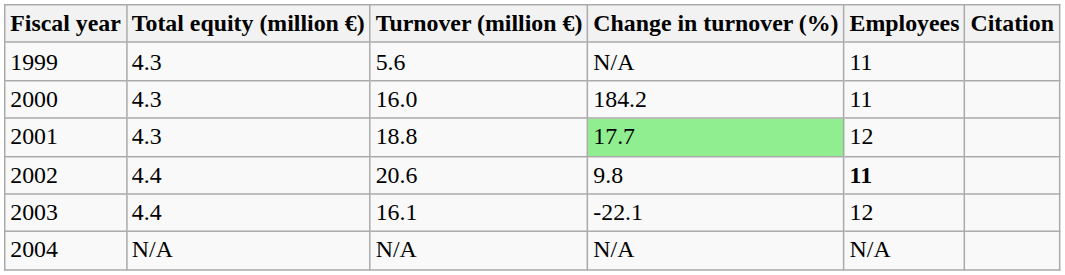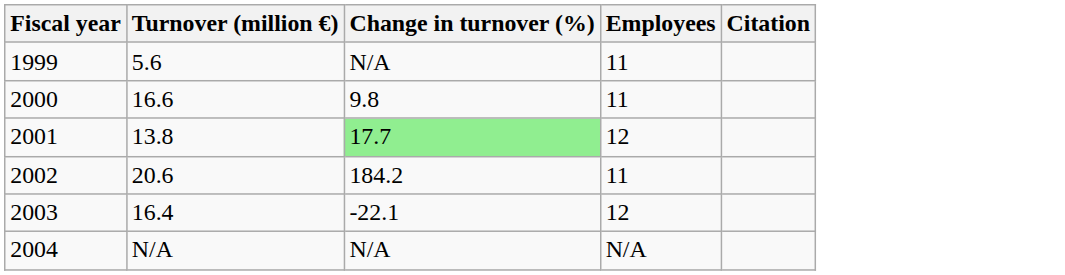- column: (248, 23)
(397, 99) 16.0 -> (153, 99) 16.6
(620, 99) 184.2 -> (364, 99) 9.8
(397, 136) 18.8 -> (153, 136) 13.8
(608, 174) 9.8 -> (376, 174) 184.2
(861, 174) bold -> (617, 174) normal
(397, 212) 16.1 -> (153, 212) 16.4
